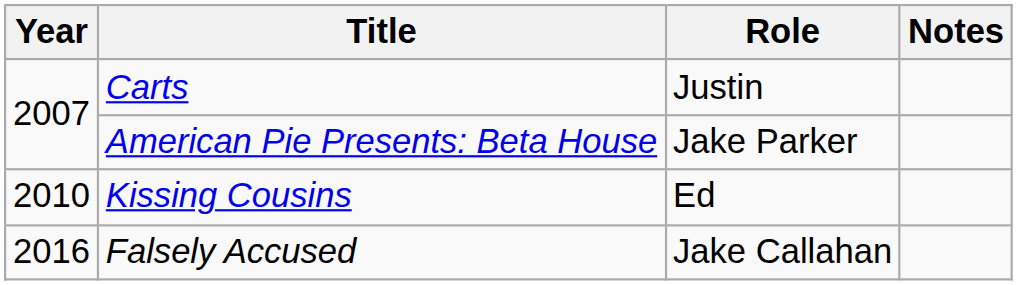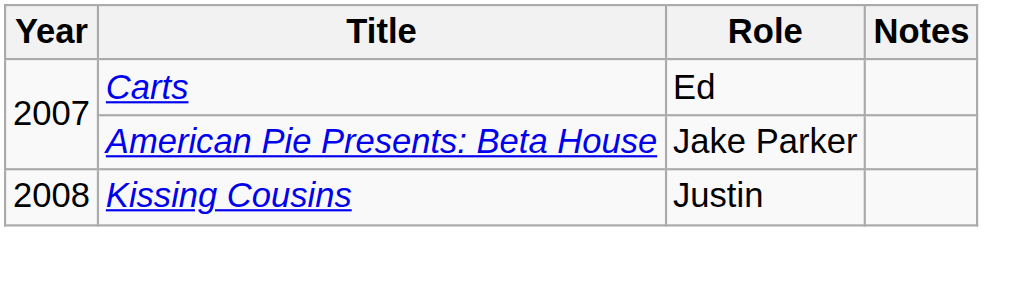(718, 86) Justin -> (694, 86) Ed
(51, 196) 2010 -> (51, 196) 2008
(694, 196) Ed -> (718, 196) Justin
- row: (231, 251)
